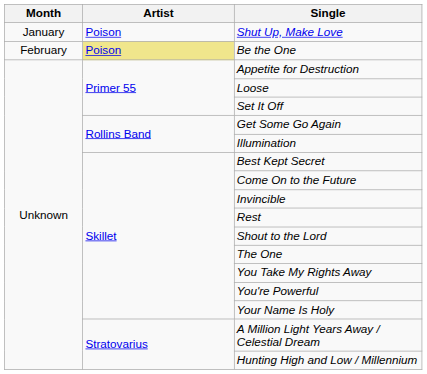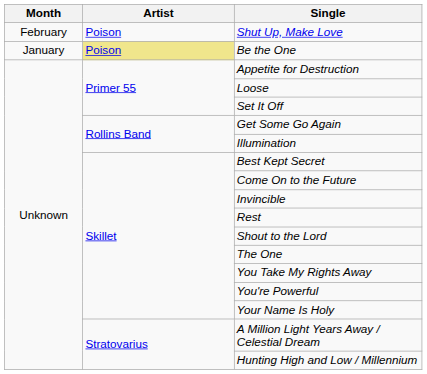(44, 32) January -> (44, 32) February
(44, 50) February -> (44, 50) January
